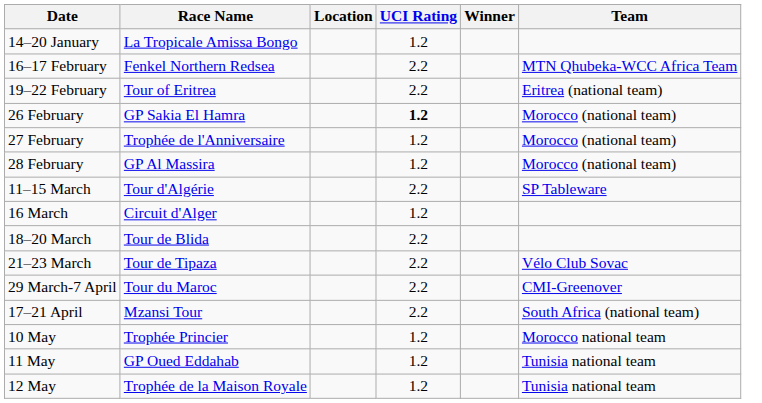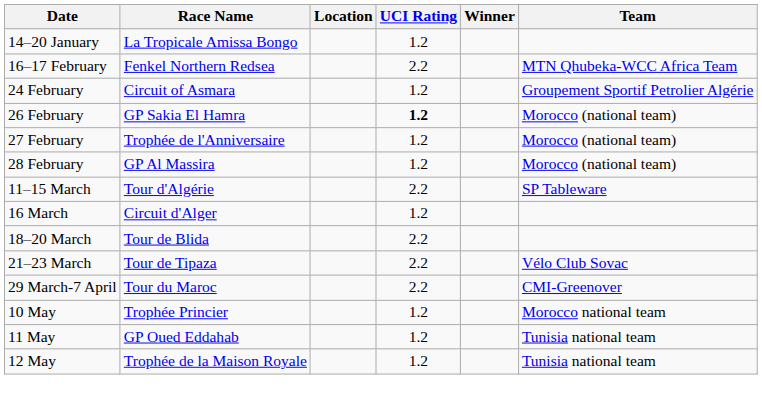- row: (57, 90)
+ row: (46, 90)
- row: (45, 312)
